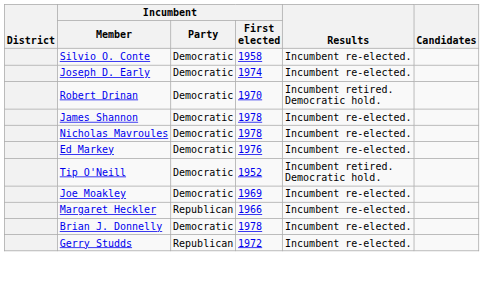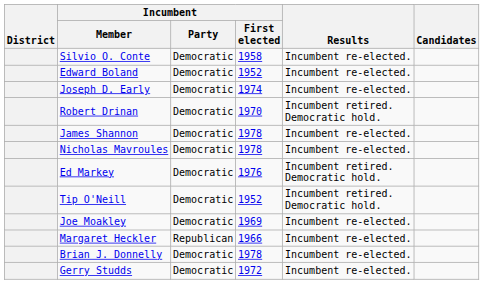+ row: (99, 73)
(348, 150) Incumbent re-elected. -> (339, 172) Incumbent retired. Democratic hold.
(203, 243) Republican -> (203, 271) Democratic
